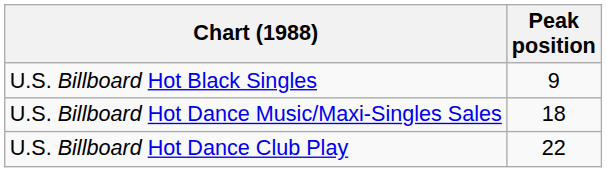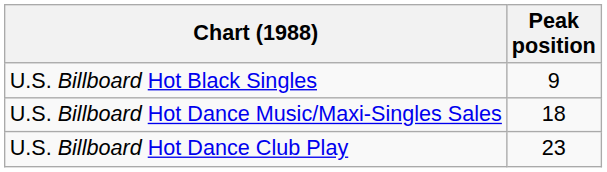(554, 148) 22 -> (554, 148) 23
